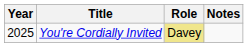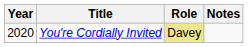(20, 33) 2025 -> (20, 33) 2020
